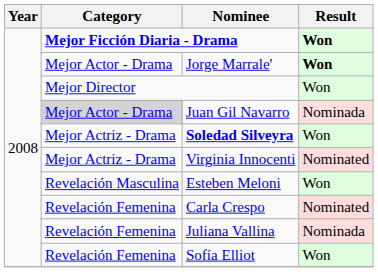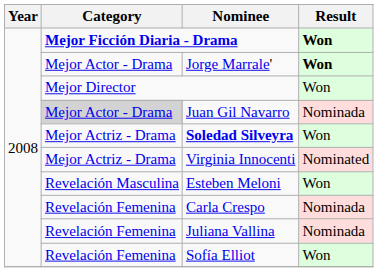(336, 207) Nominated -> (334, 207) Nominada
